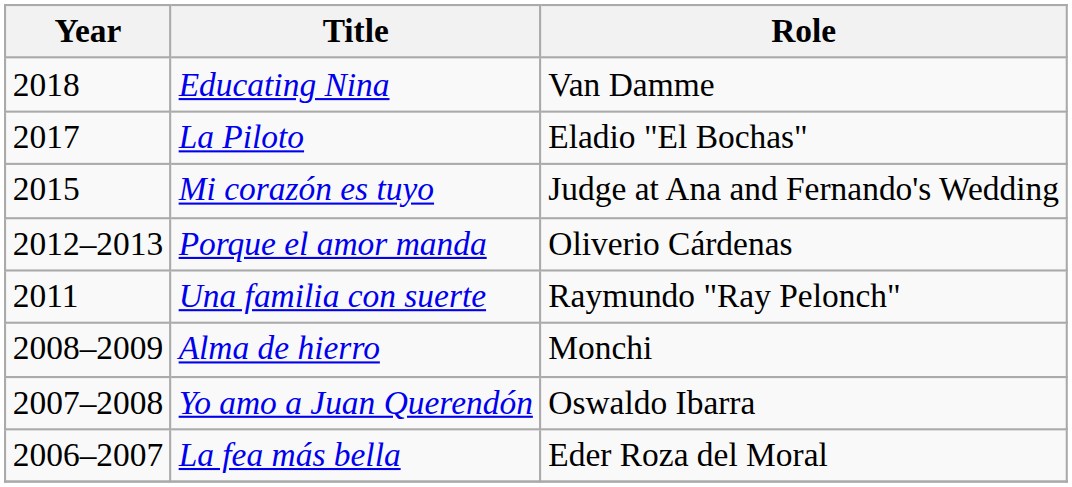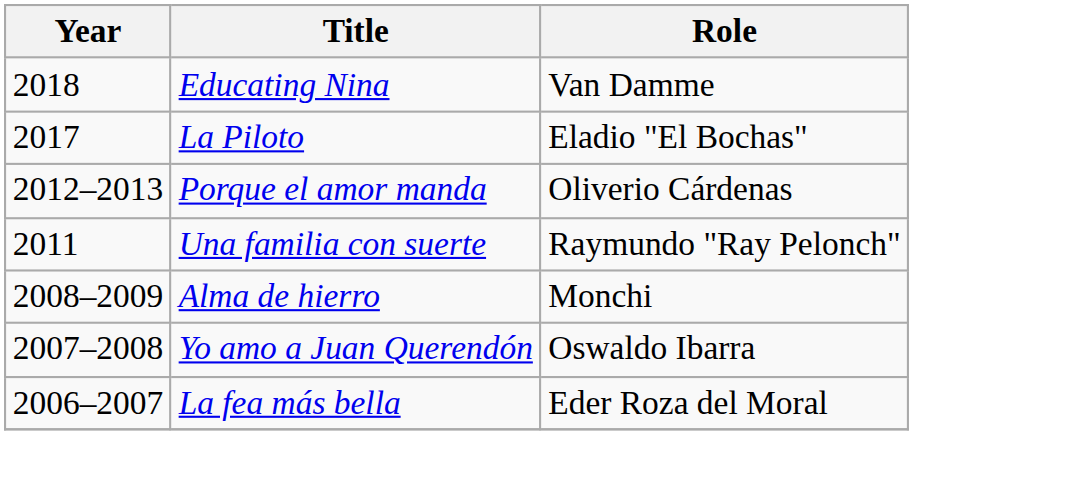- row: (306, 190)
